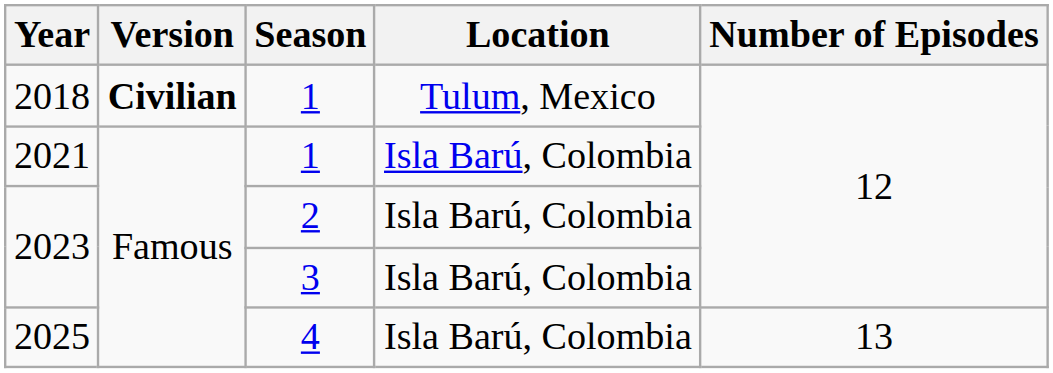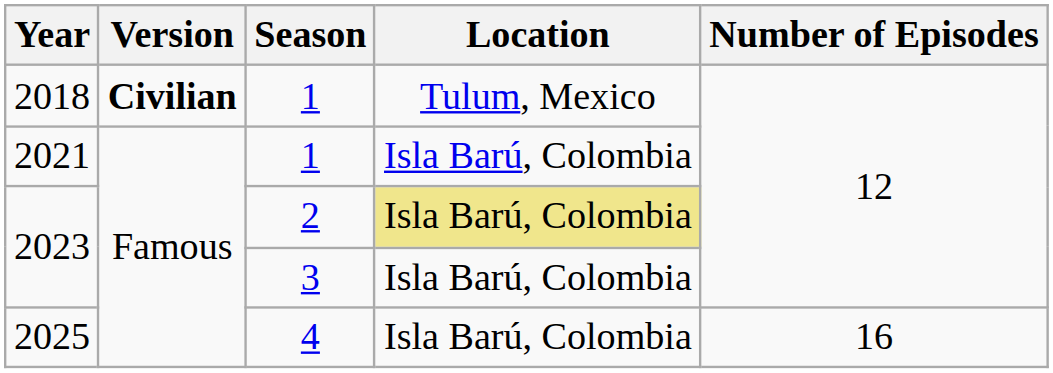(538, 215) no background -> (538, 215) khaki background
(874, 336) 13 -> (874, 336) 16
